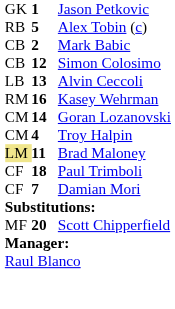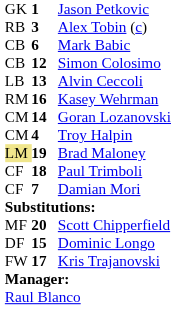(35, 26) 5 -> (35, 26) 3
(35, 45) 2 -> (35, 45) 6
(39, 153) 11 -> (39, 153) 19
+ row: (106, 243)
+ row: (109, 261)
